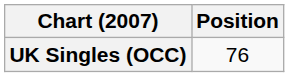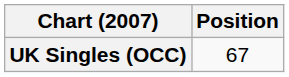(237, 54) 76 -> (237, 54) 67
